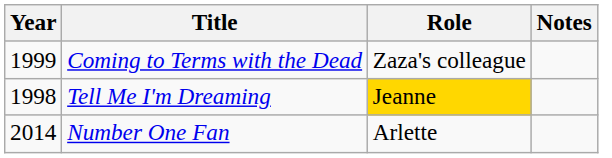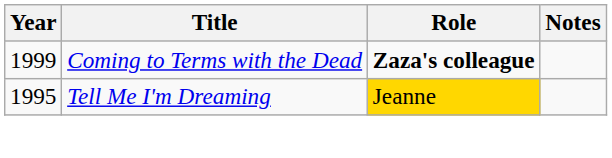(449, 59) normal -> (454, 59) bold
(33, 96) 1998 -> (33, 96) 1995
- row: (148, 133)
